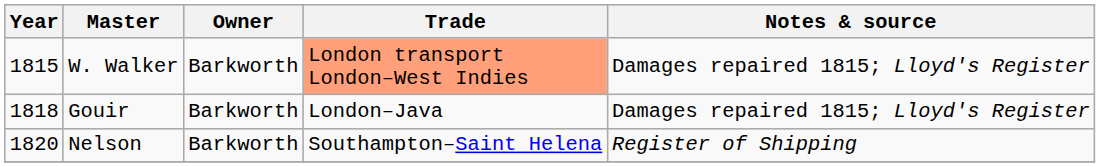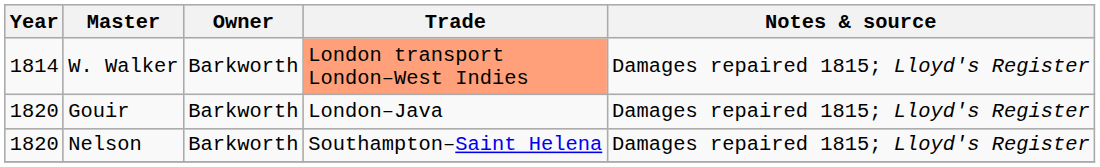(34, 66) 1815 -> (34, 66) 1814
(34, 111) 1818 -> (34, 111) 1820
(734, 145) Register of Shipping -> (851, 145) Damages repaired 1815; Lloyd's Register
